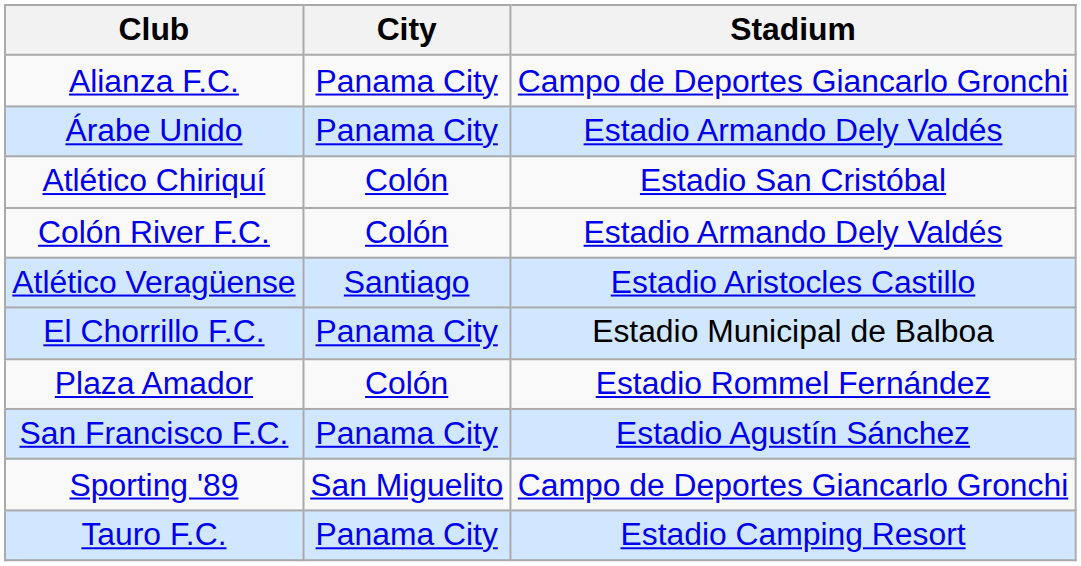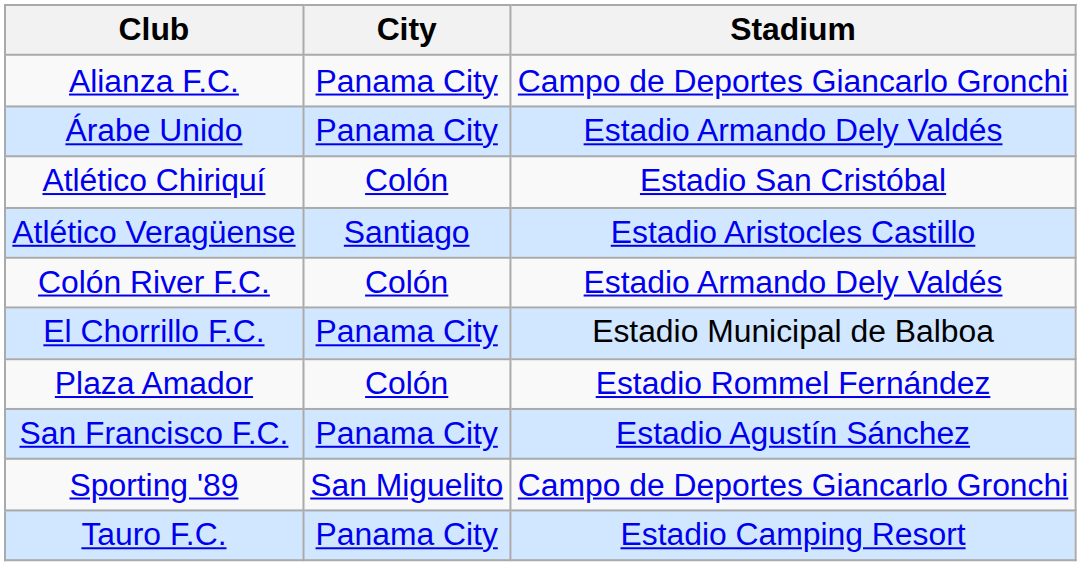rows swapped: (154, 282) <-> (154, 231)
